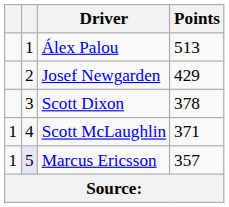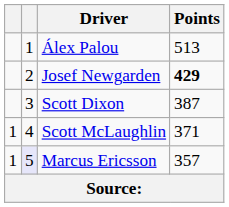(187, 75) normal -> (187, 75) bold
(187, 103) 378 -> (187, 103) 387
